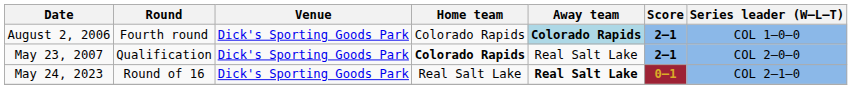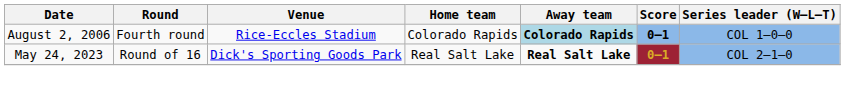(313, 34) Dick's Sporting Goods Park -> (306, 34) Rice-Eccles Stadium
(666, 34) 2–1 -> (658, 34) 0–1
- row: (59, 54)
